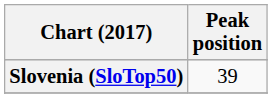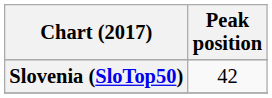(227, 76) 39 -> (227, 76) 42
